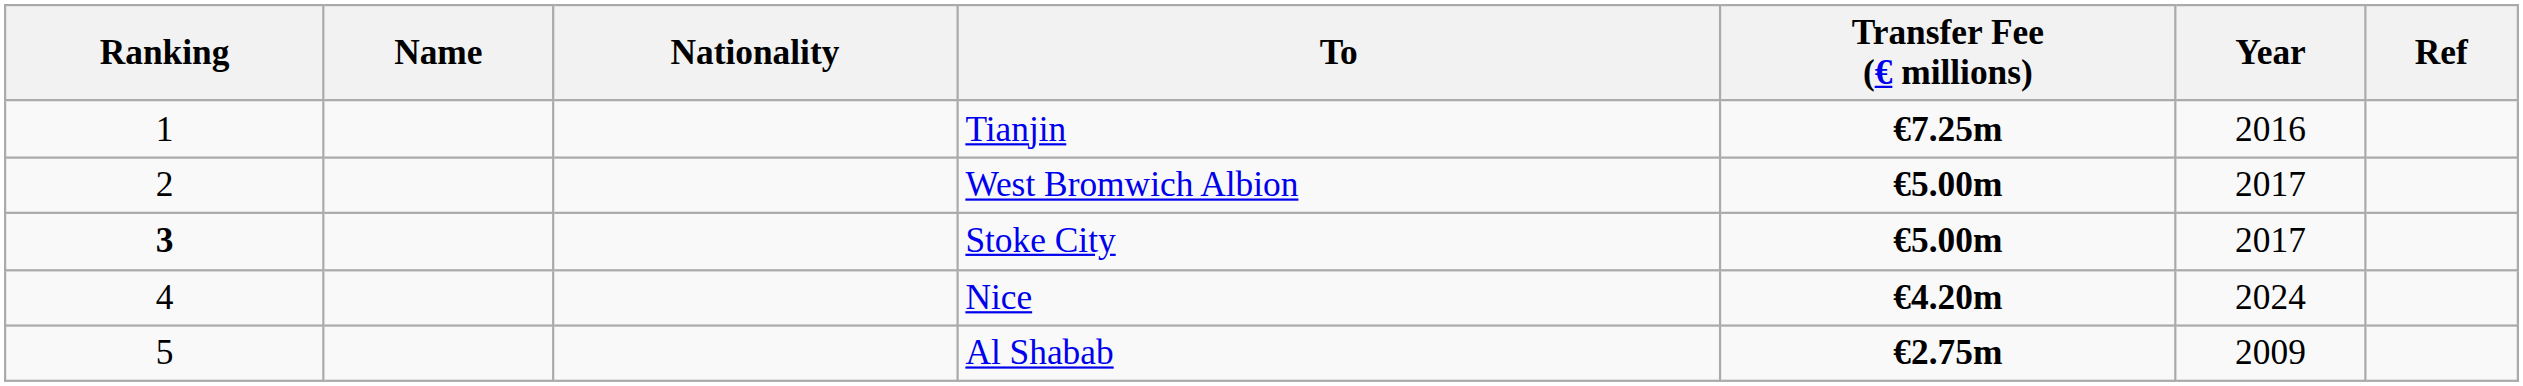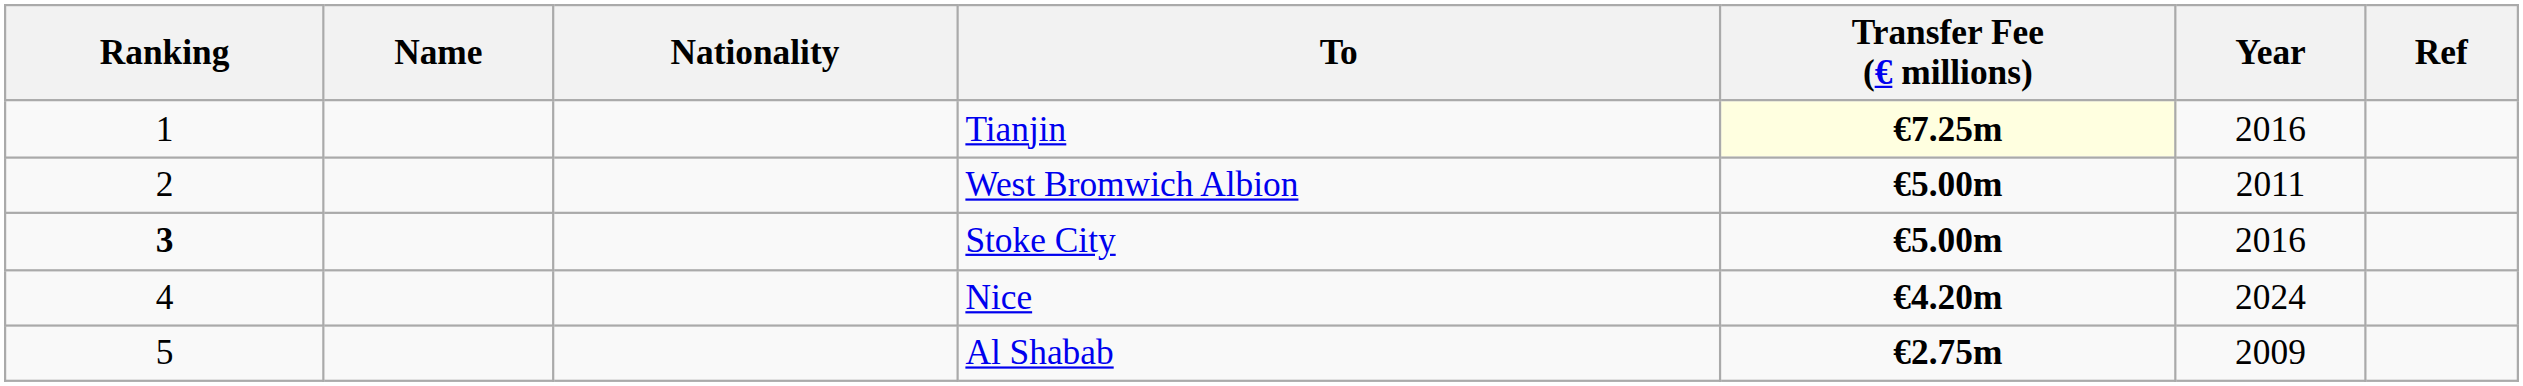(1948, 128) no background -> (1948, 128) lightyellow background
(2270, 184) 2017 -> (2270, 184) 2011
(2270, 240) 2017 -> (2270, 240) 2016
